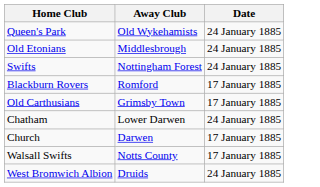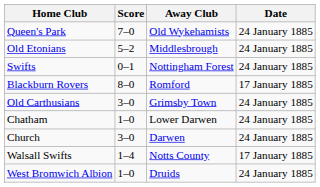+ column: (131, 13)
(244, 102) 17 January 1885 -> (276, 102) 24 January 1885
(244, 137) 17 January 1885 -> (276, 137) 24 January 1885
